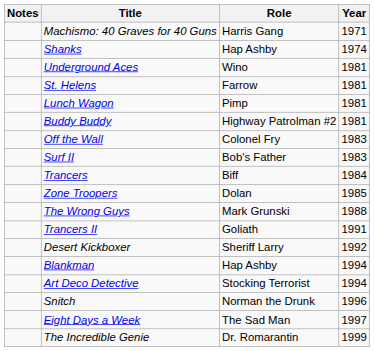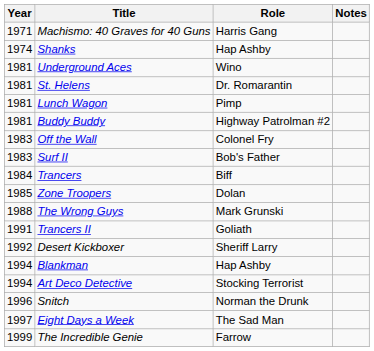columns swapped: (354, 13) <-> (23, 13)
(240, 85) Farrow -> (254, 85) Dr. Romarantin
(260, 337) Dr. Romarantin -> (233, 337) Farrow
